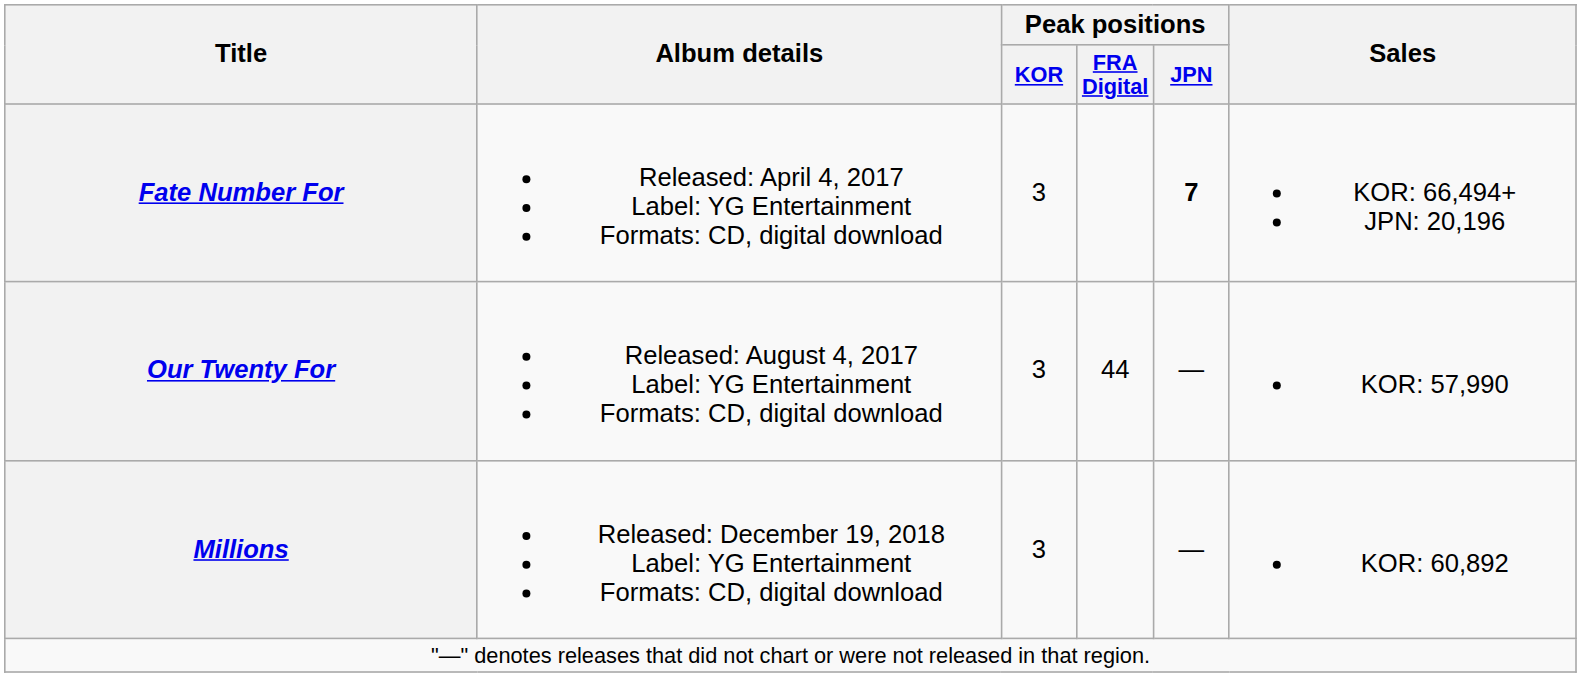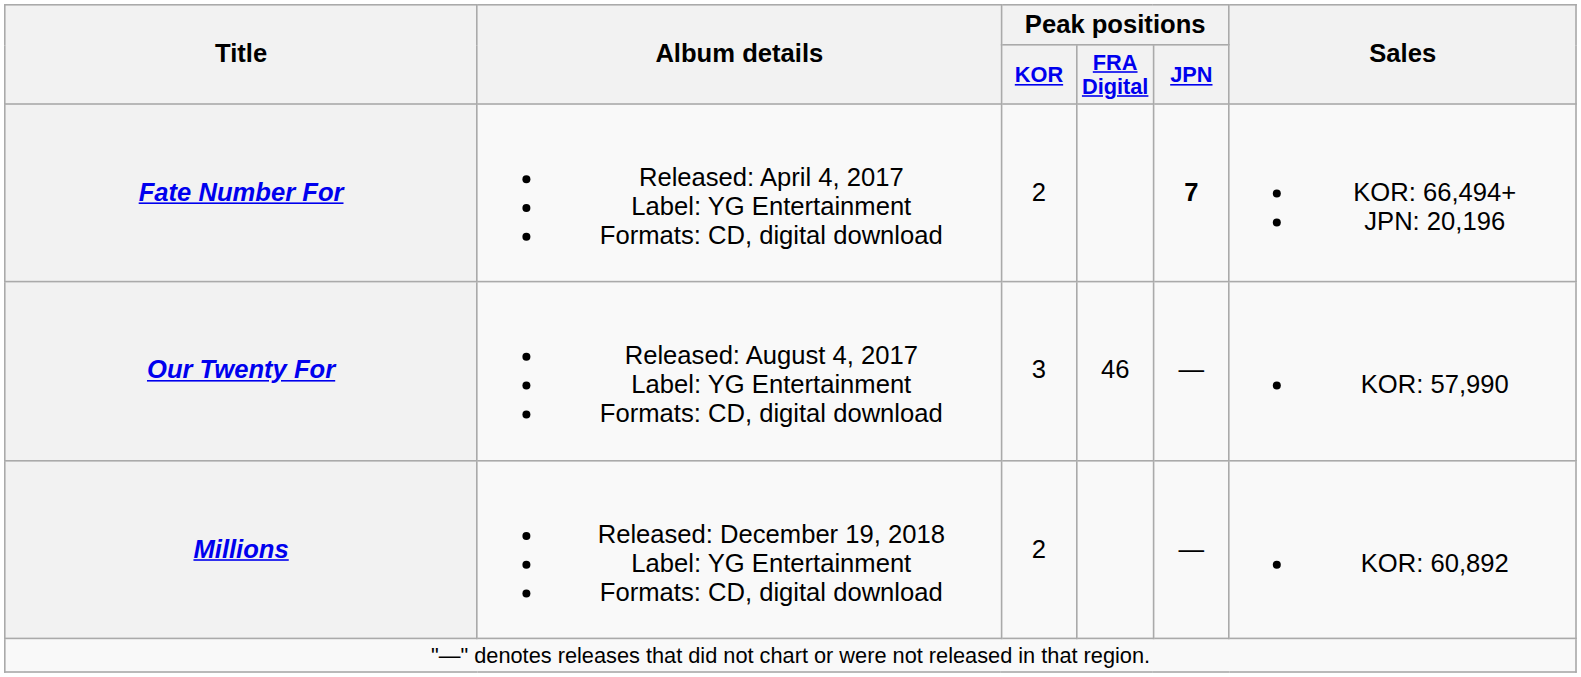(1039, 192) 3 -> (1039, 192) 2
(1115, 370) 44 -> (1115, 370) 46
(1039, 548) 3 -> (1039, 548) 2
